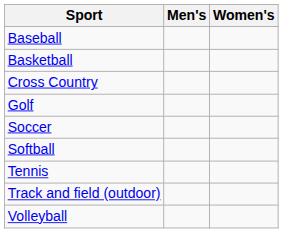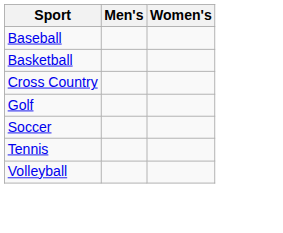- row: (31, 149)
- row: (84, 194)
